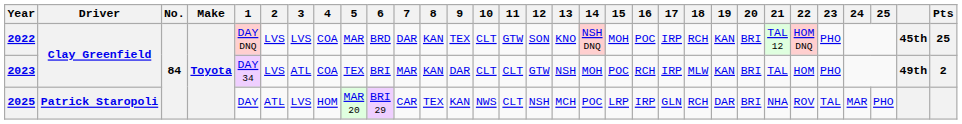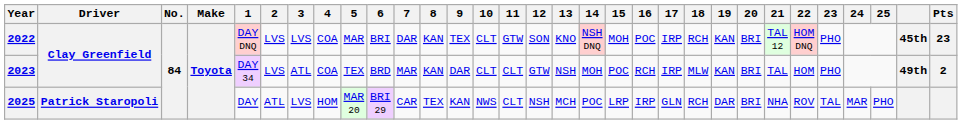(380, 39) BRD -> (380, 39) BRI
(943, 39) 25 -> (943, 39) 23
(380, 71) BRI -> (380, 71) BRD
